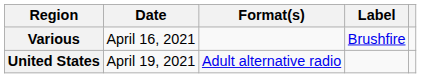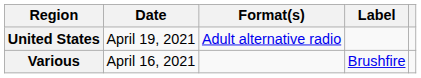rows swapped: (54, 38) <-> (54, 61)
